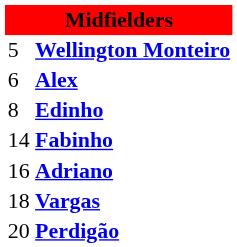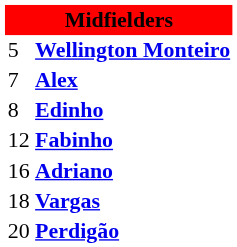(13, 80) 6 -> (13, 80) 7
(19, 140) 14 -> (19, 140) 12
